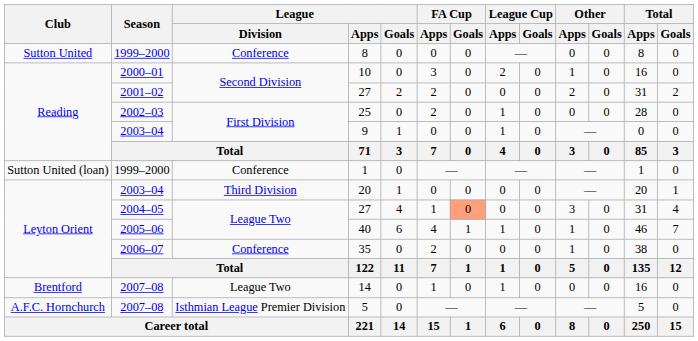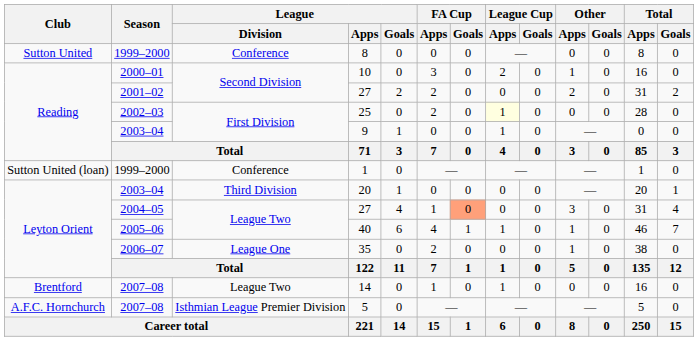(503, 111) no background -> (503, 111) lightyellow background
(260, 248) Conference -> (260, 248) League One
